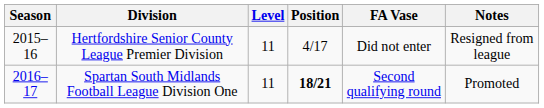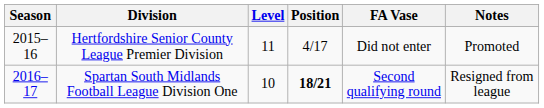(492, 45) Resigned from league -> (492, 45) Promoted
(268, 84) 11 -> (268, 84) 10
(492, 84) Promoted -> (492, 84) Resigned from league
